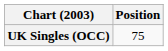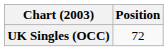(138, 35) 75 -> (138, 35) 72
